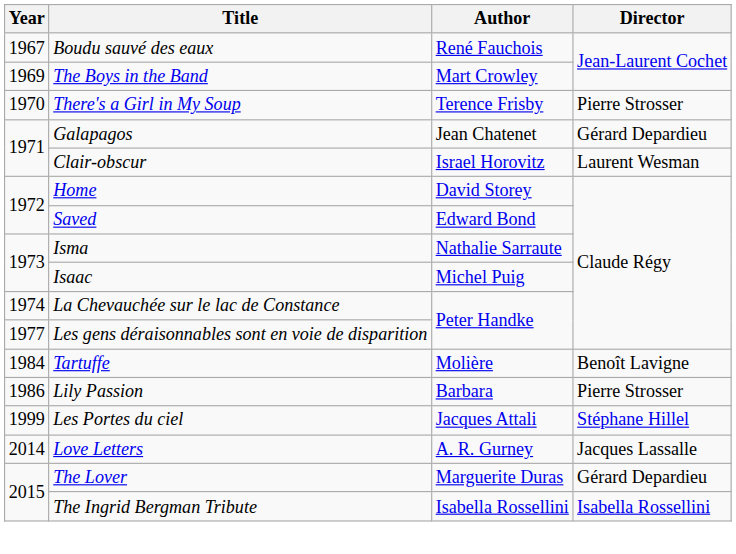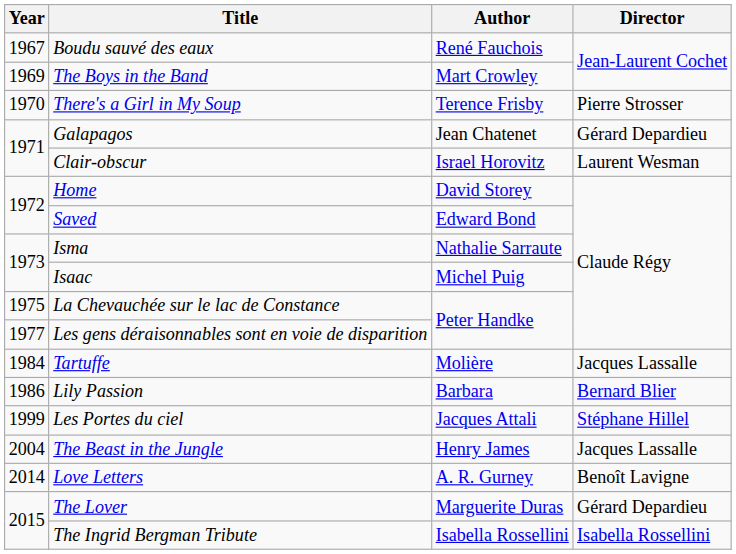(27, 305) 1974 -> (27, 305) 1975
(633, 362) Benoît Lavigne -> (637, 362) Jacques Lassalle
(630, 391) Pierre Strosser -> (627, 391) Bernard Blier
+ row: (138, 448)
(637, 448) Jacques Lassalle -> (633, 477) Benoît Lavigne
